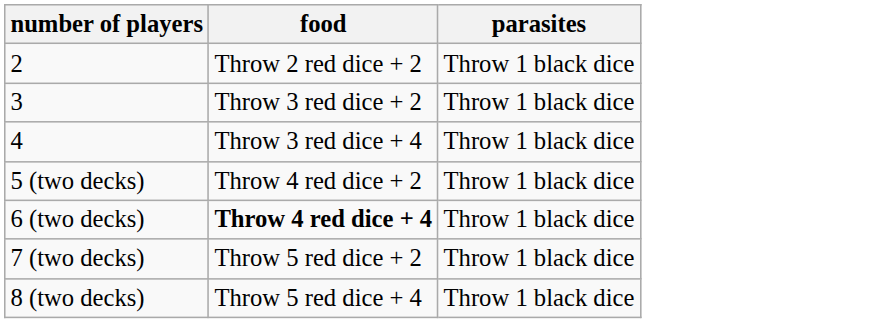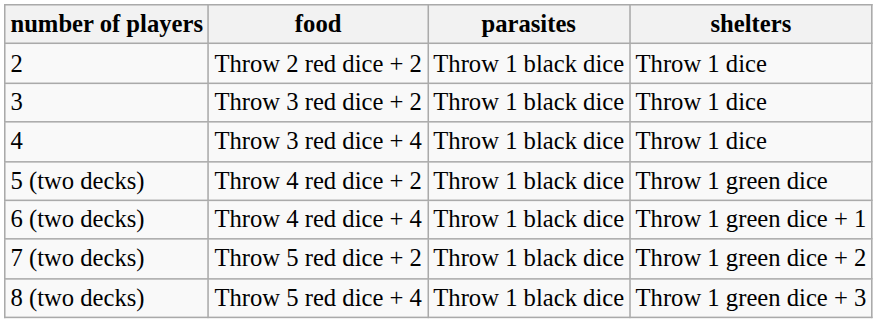+ column: (751, 24)
(323, 219) bold -> (318, 219) normal
